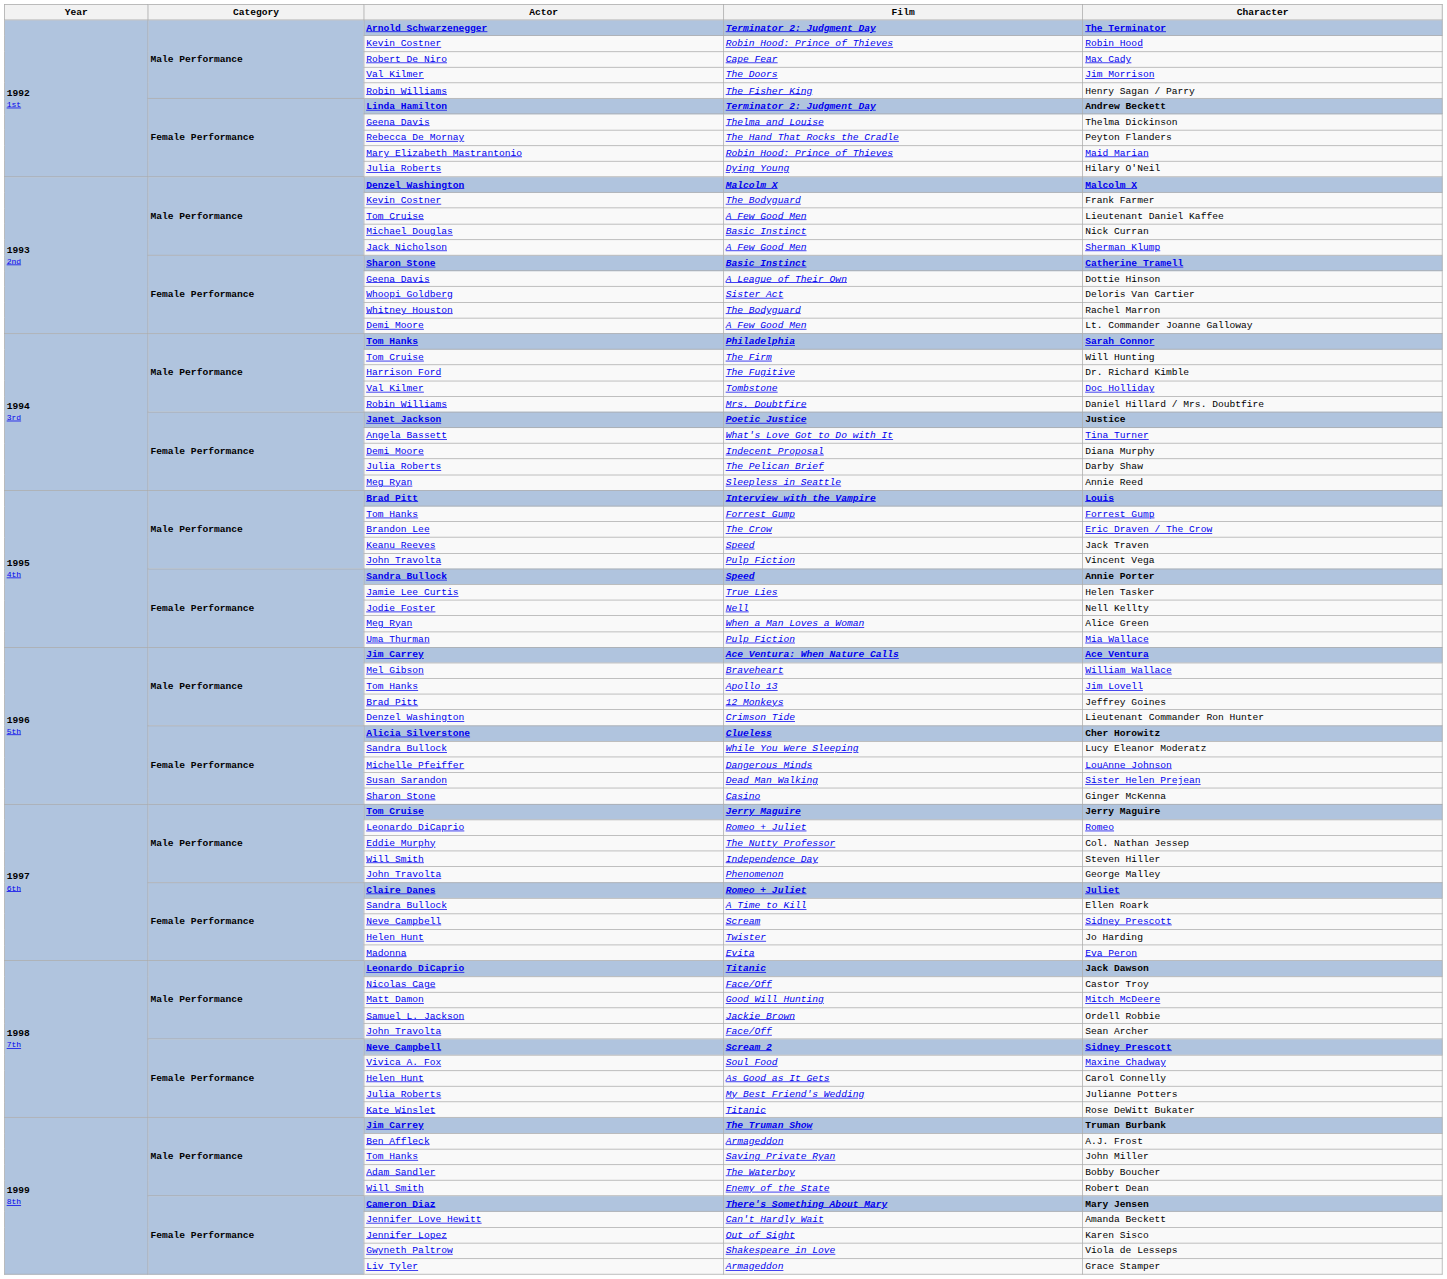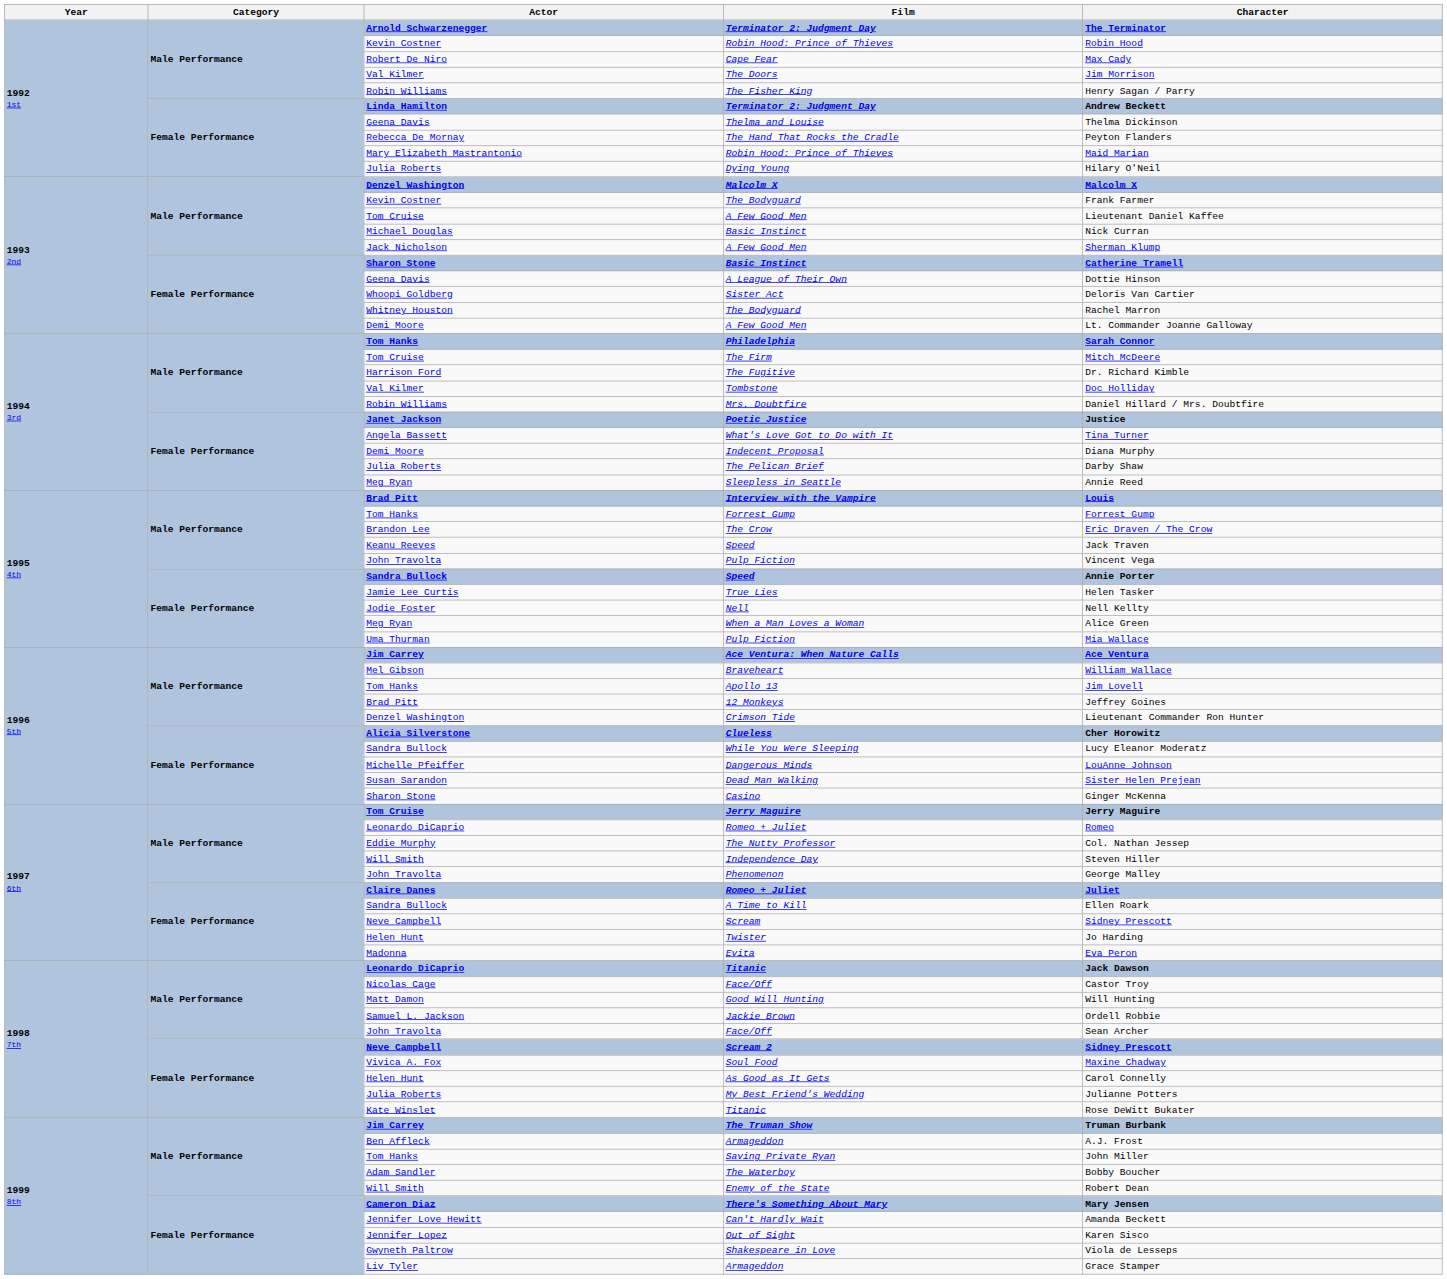(1120, 357) Will Hunting -> (1123, 357) Mitch McDeere
(1123, 1000) Mitch McDeere -> (1120, 1000) Will Hunting
